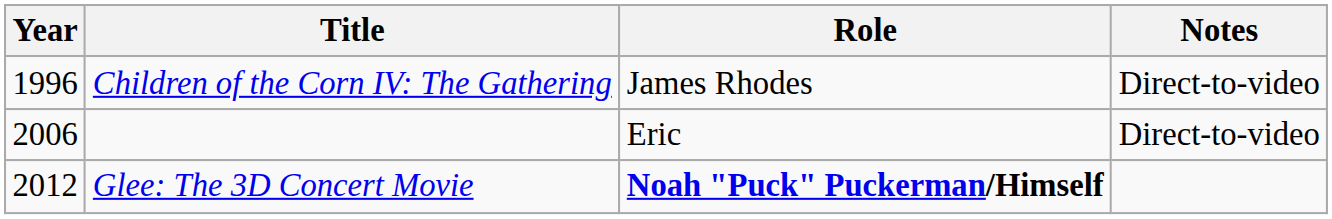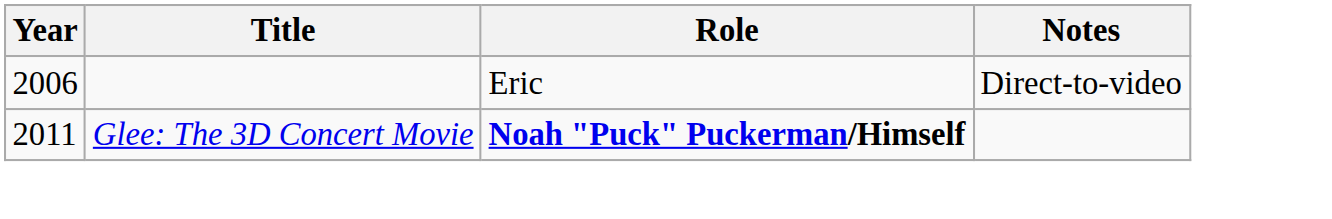- row: (352, 82)
(45, 185) 2012 -> (45, 133) 2011
